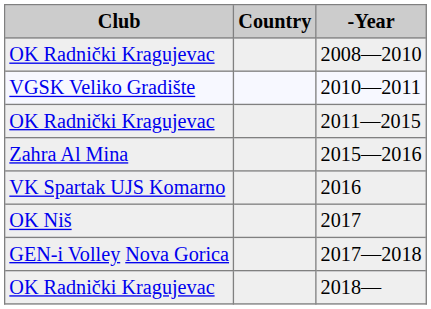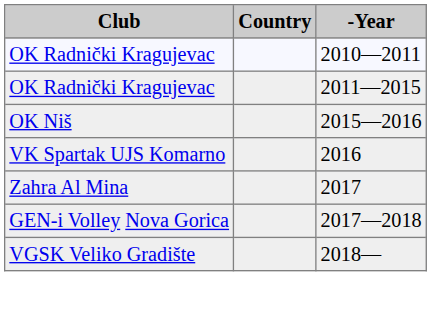- row: (371, 54)
(102, 87) VGSK Veliko Gradište -> (112, 54) OK Radnički Kragujevac
(69, 154) Zahra Al Mina -> (40, 120) OK Niš
(40, 220) OK Niš -> (69, 187) Zahra Al Mina
(112, 287) OK Radnički Kragujevac -> (102, 253) VGSK Veliko Gradište
